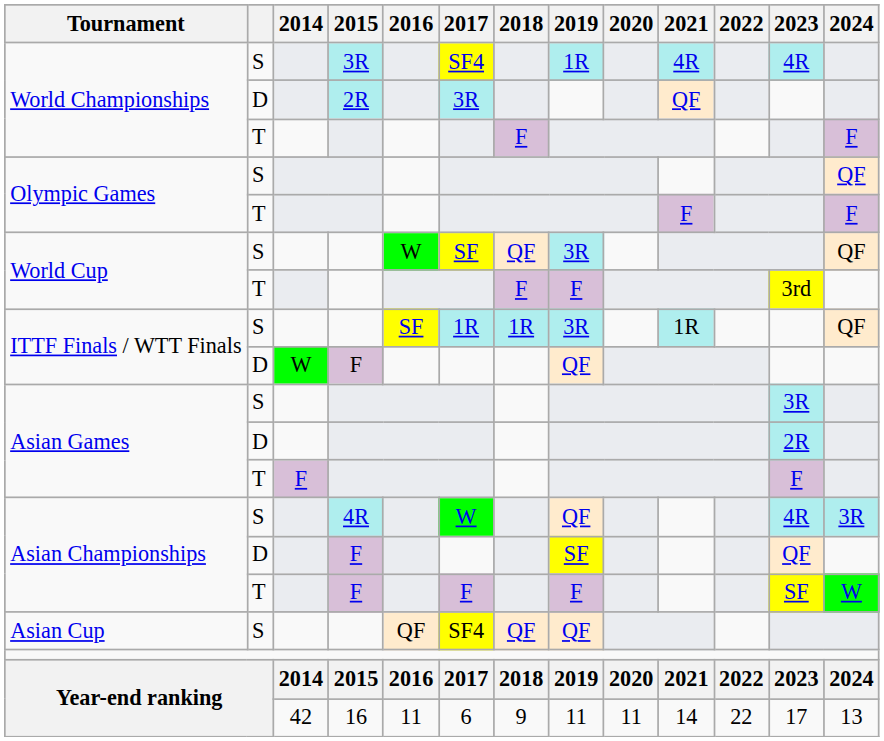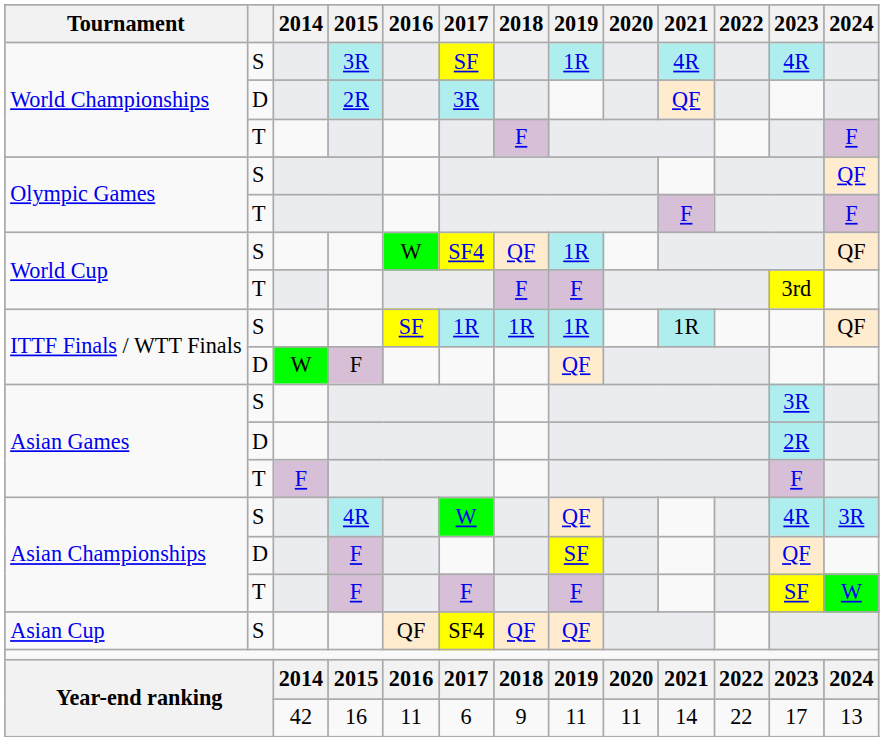(466, 61) SF4 -> (466, 61) SF
(466, 251) SF -> (466, 251) SF4
(576, 251) 3R -> (576, 251) 1R
(576, 326) 3R -> (576, 326) 1R
